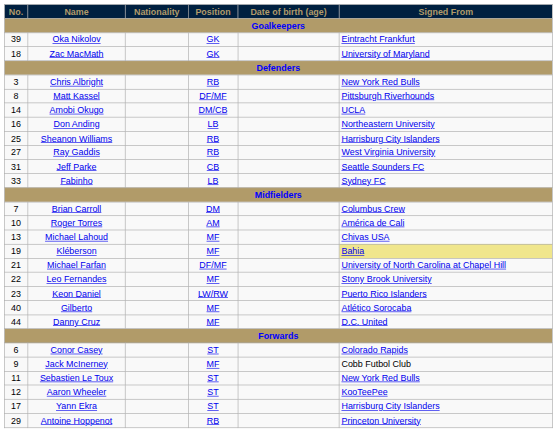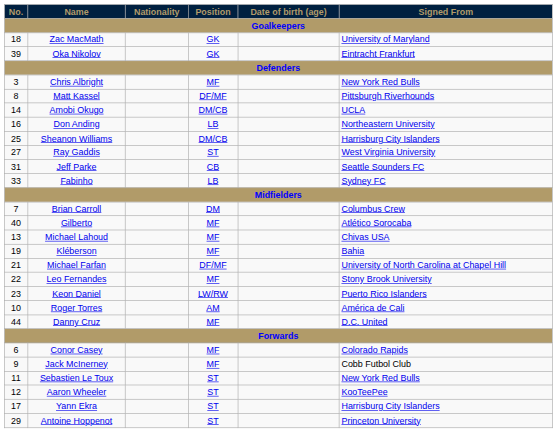rows swapped: (77, 54) <-> (77, 40)
(213, 82) RB -> (213, 82) MF
(213, 139) RB -> (213, 139) DM/CB
(213, 153) RB -> (213, 153) ST
rows swapped: (77, 223) <-> (77, 308)
(353, 252) khaki background -> (353, 252) no background
(213, 350) ST -> (213, 350) MF
(213, 421) RB -> (213, 421) ST
